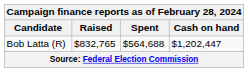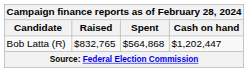(143, 43) $564,688 -> (143, 43) $564,868
